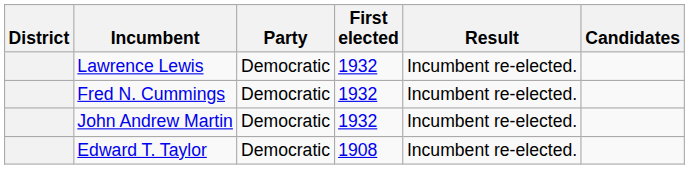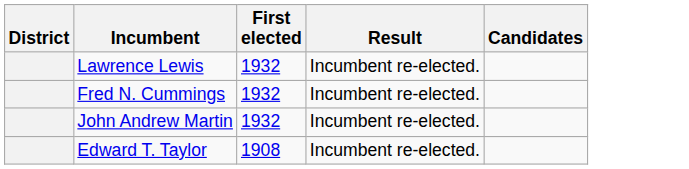- column: (286, 38)
